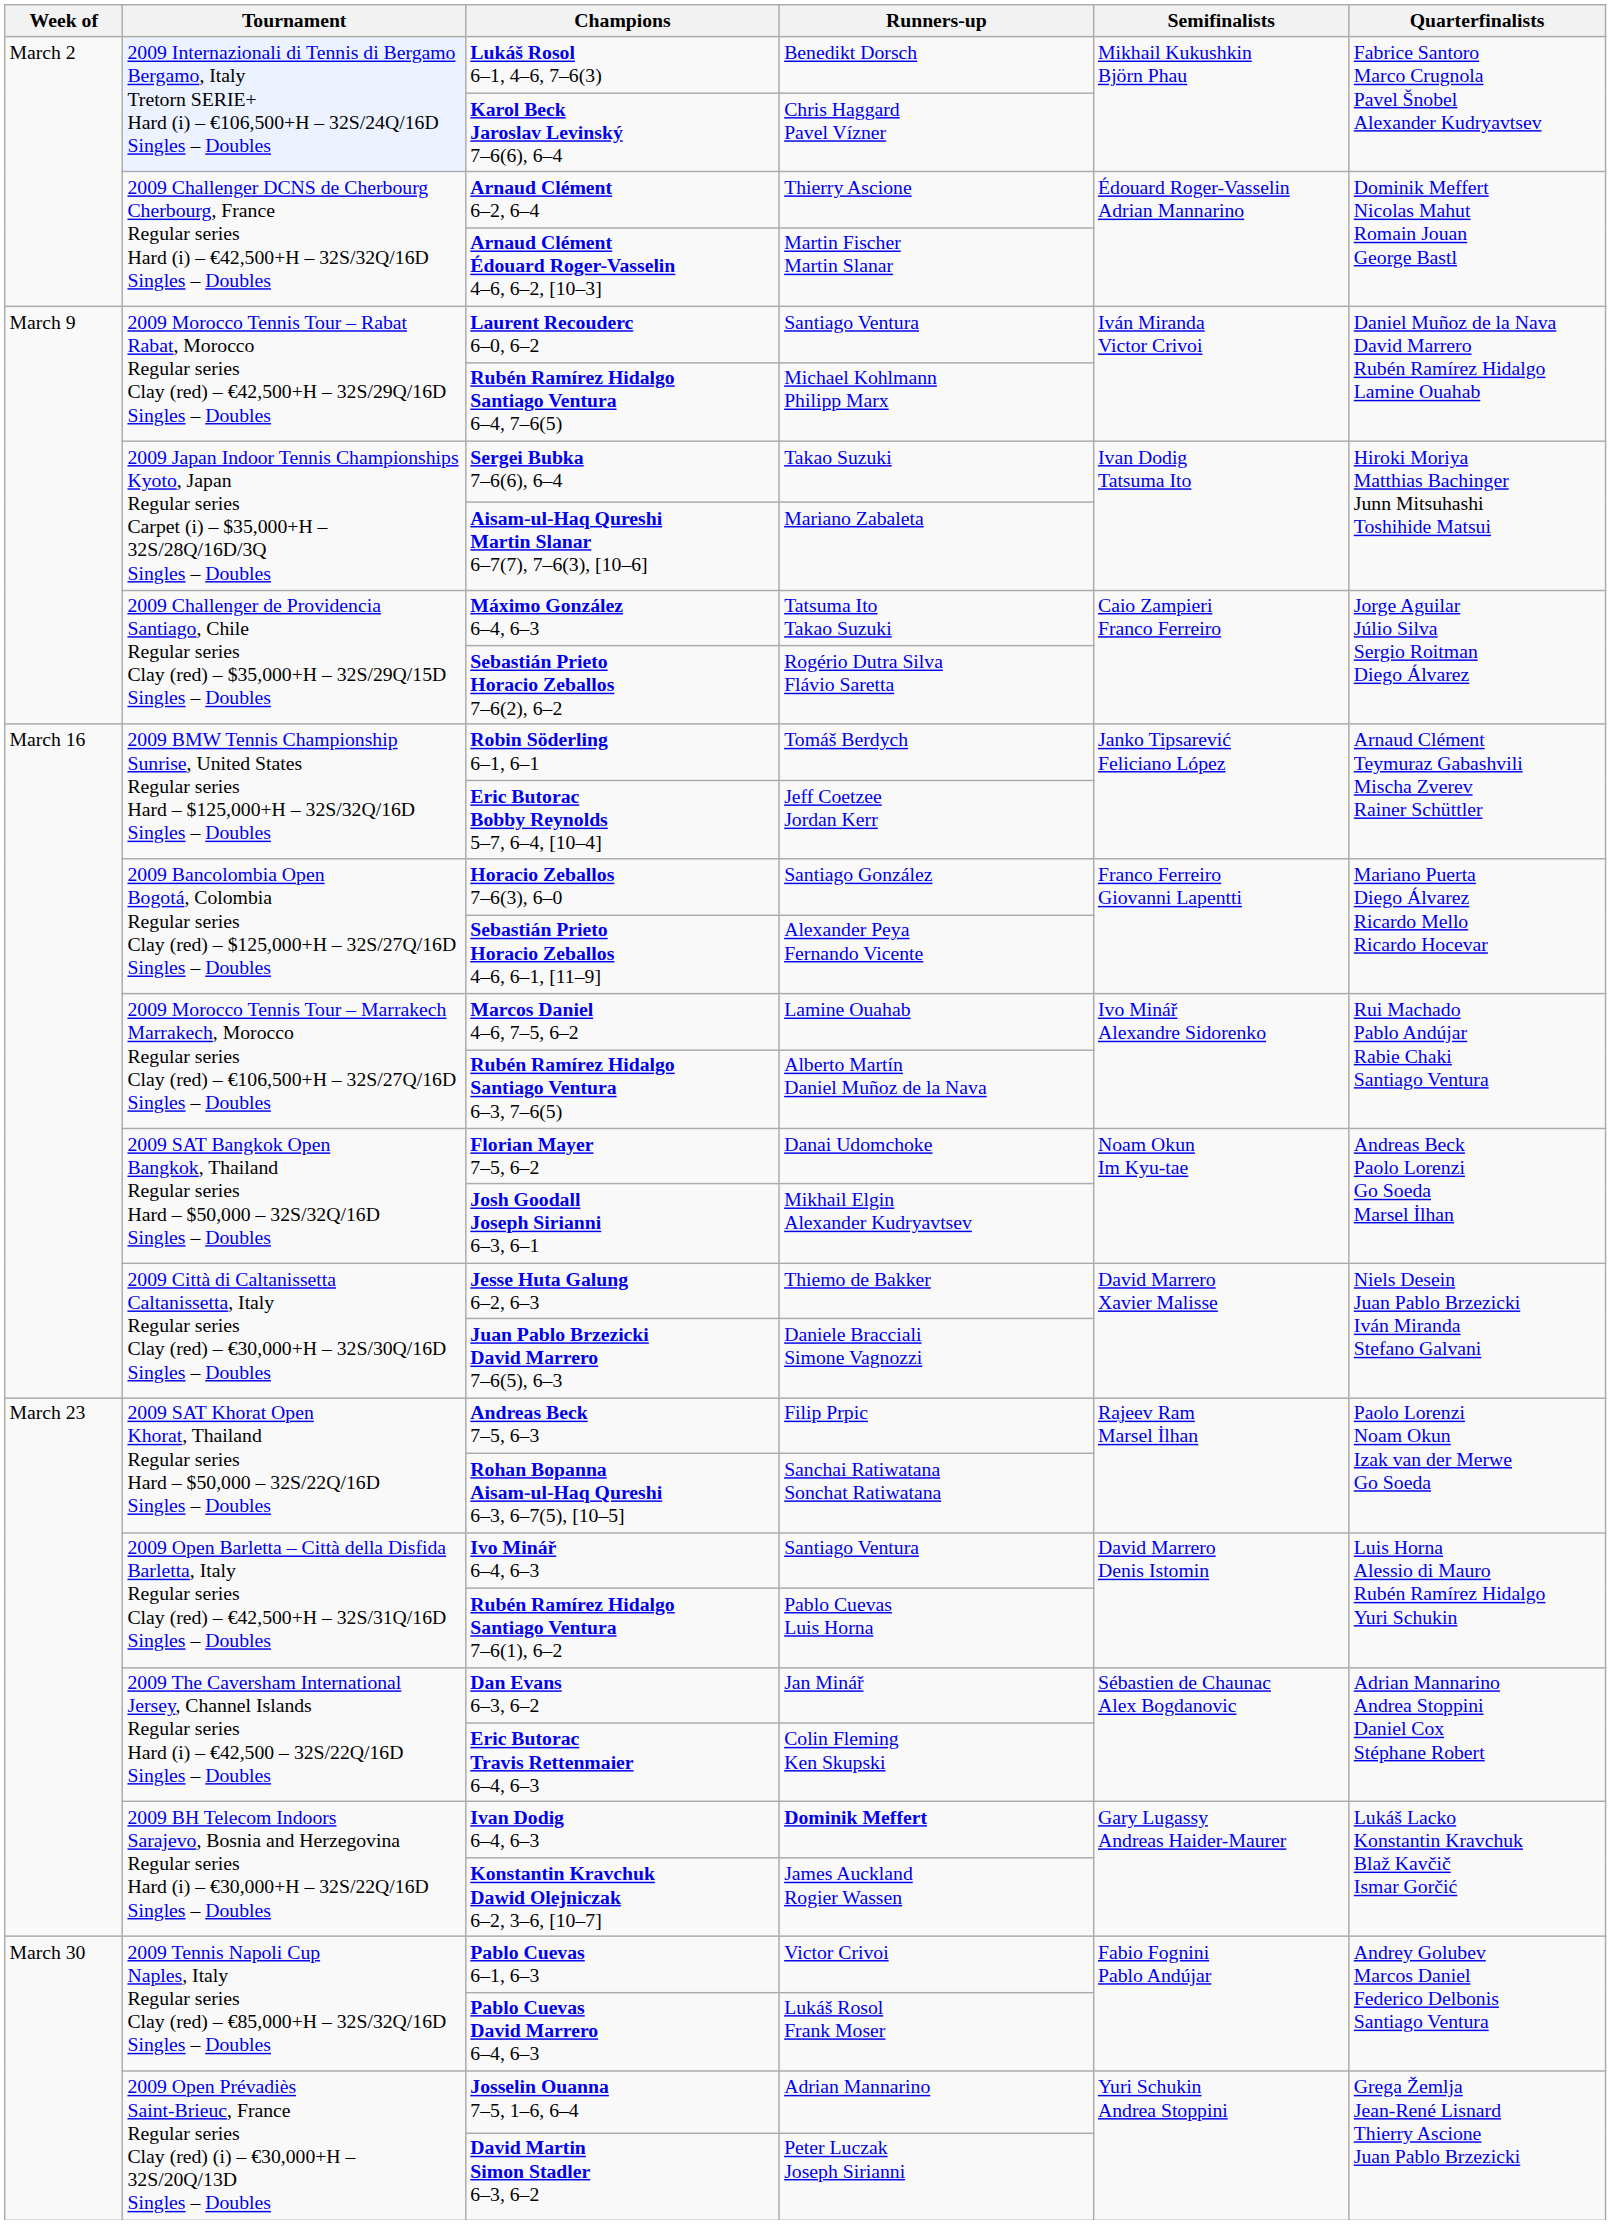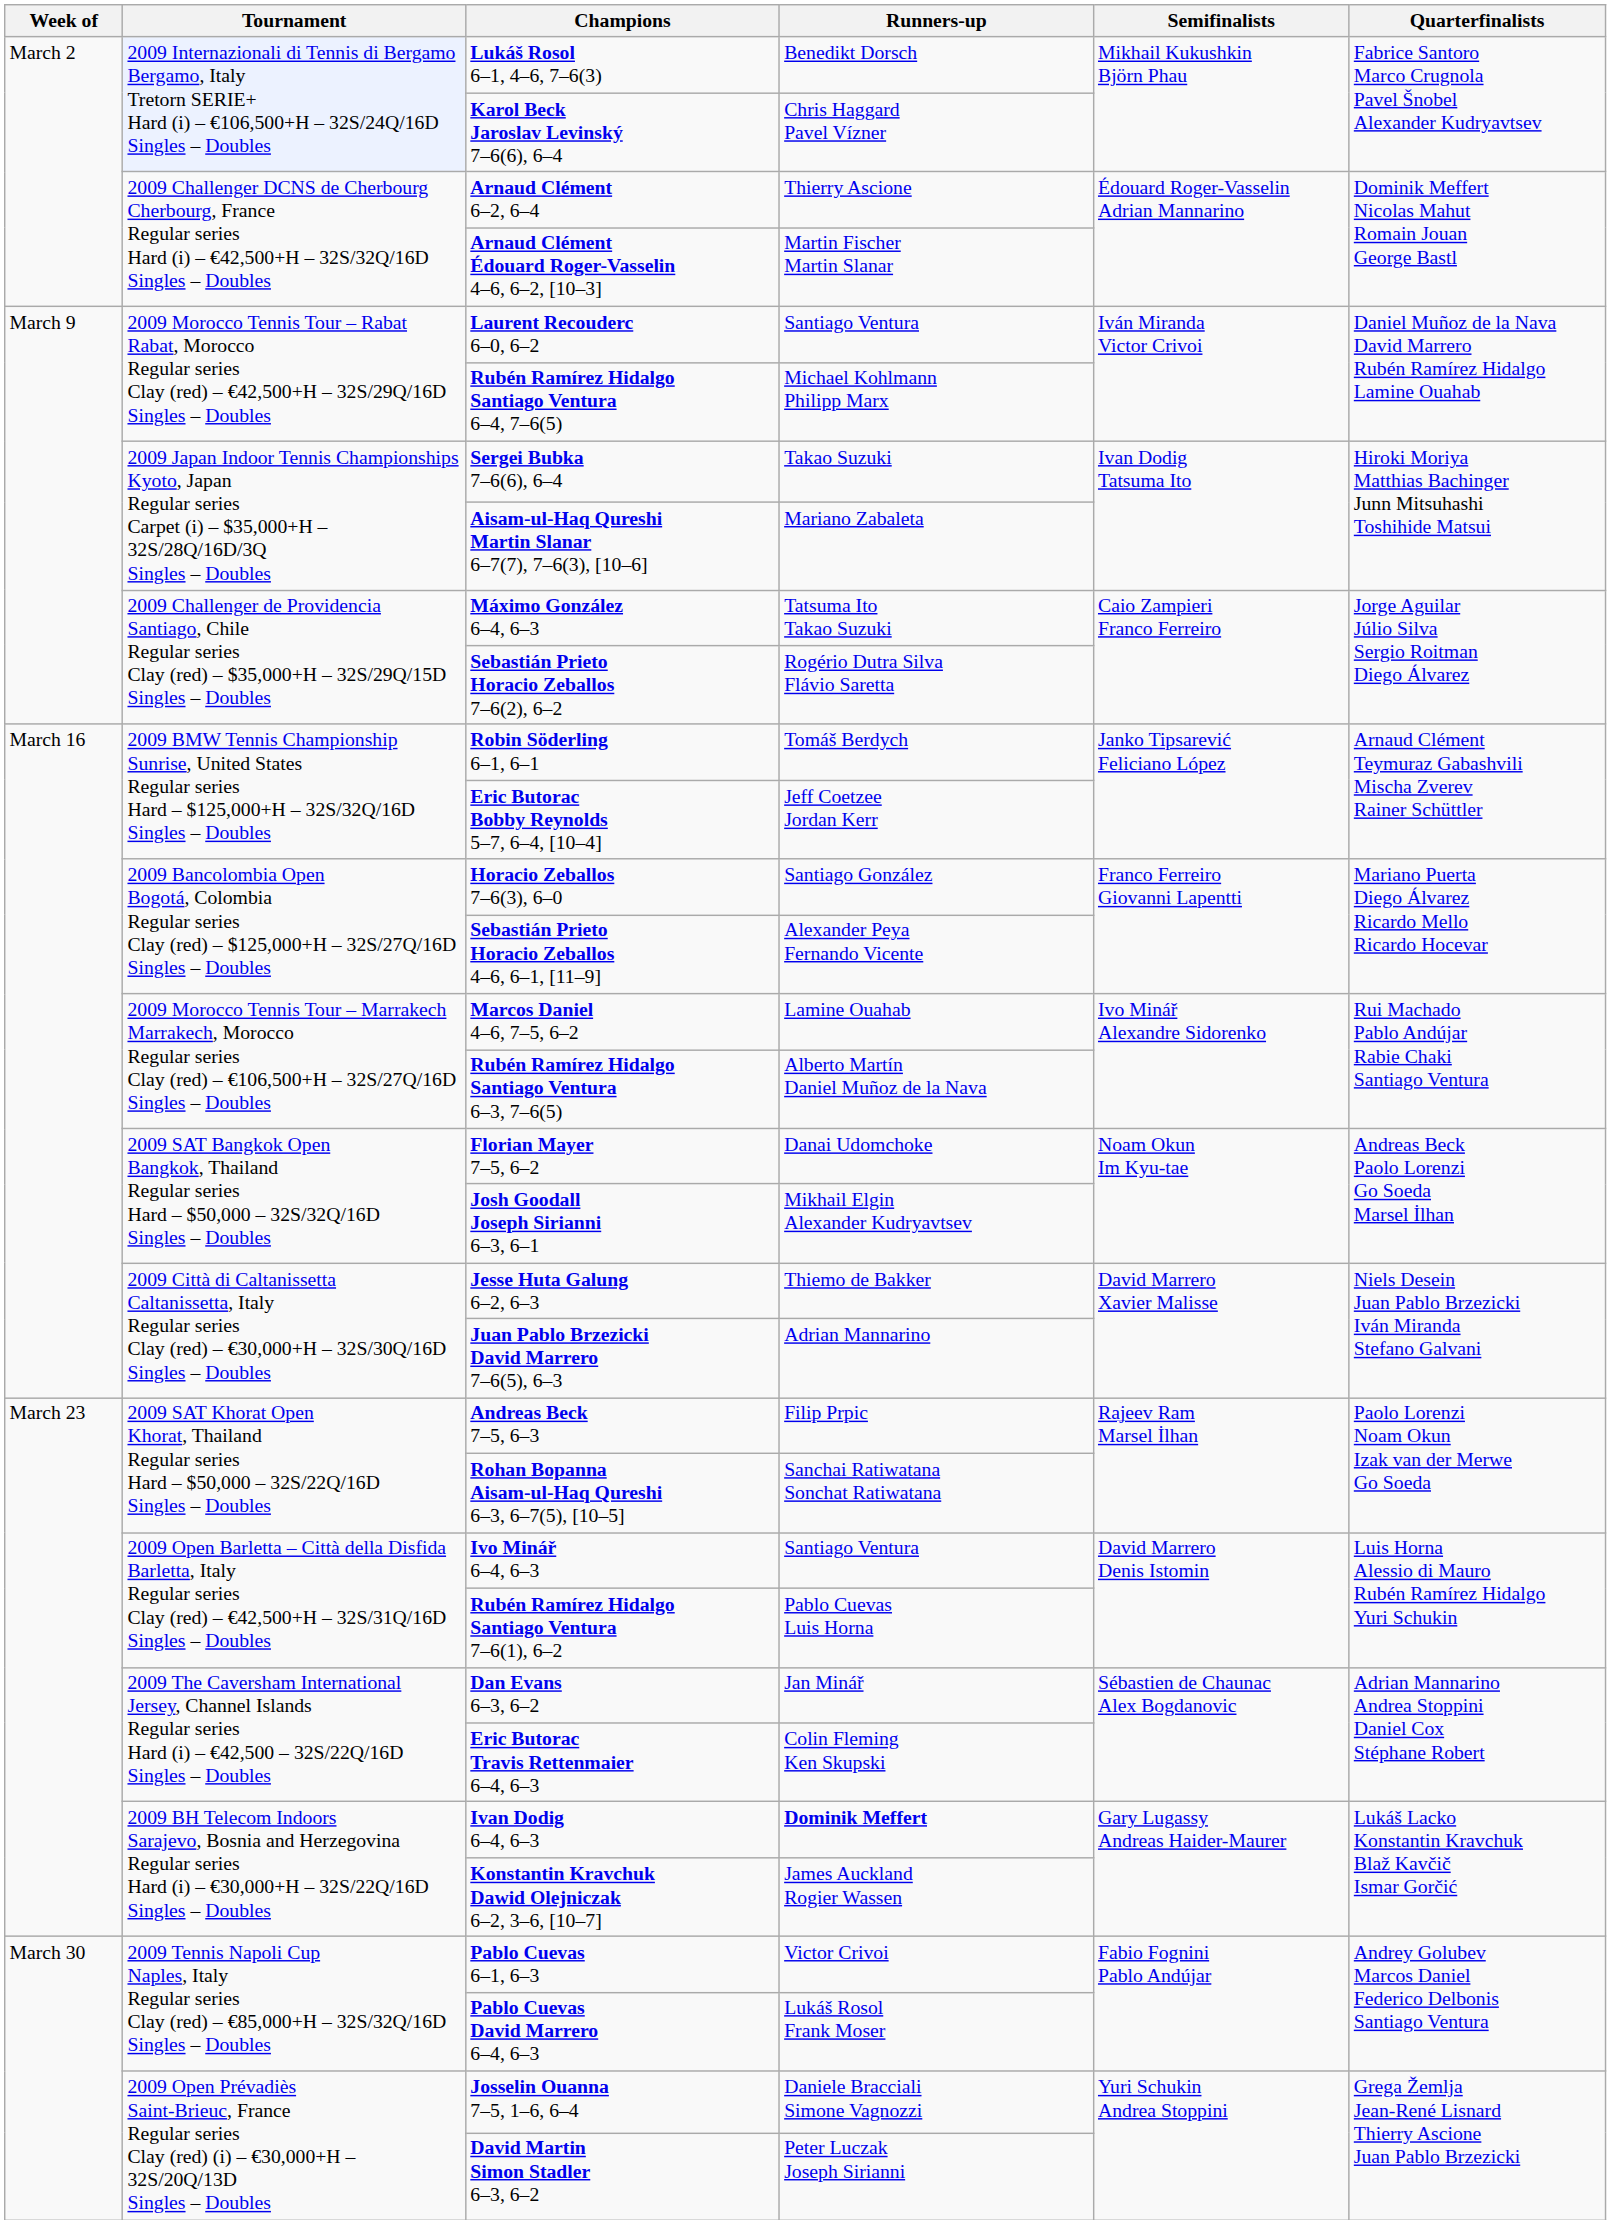(853, 1346) Daniele Bracciali Simone Vagnozzi -> (857, 1334) Adrian Mannarino
(857, 2086) Adrian Mannarino -> (853, 2098) Daniele Bracciali Simone Vagnozzi
